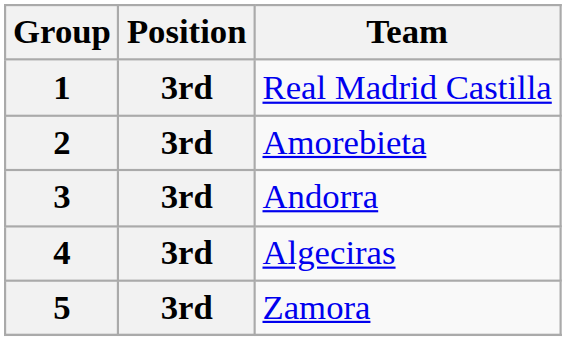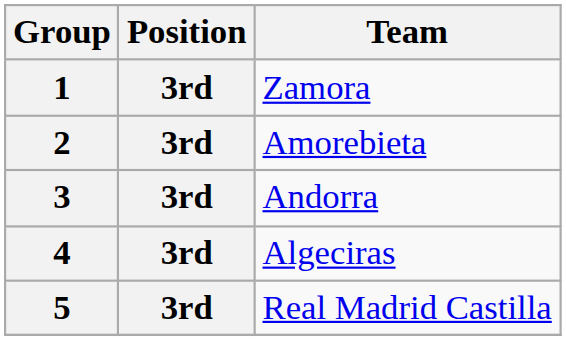(407, 87) Real Madrid Castilla -> (316, 87) Zamora
(316, 307) Zamora -> (407, 307) Real Madrid Castilla
